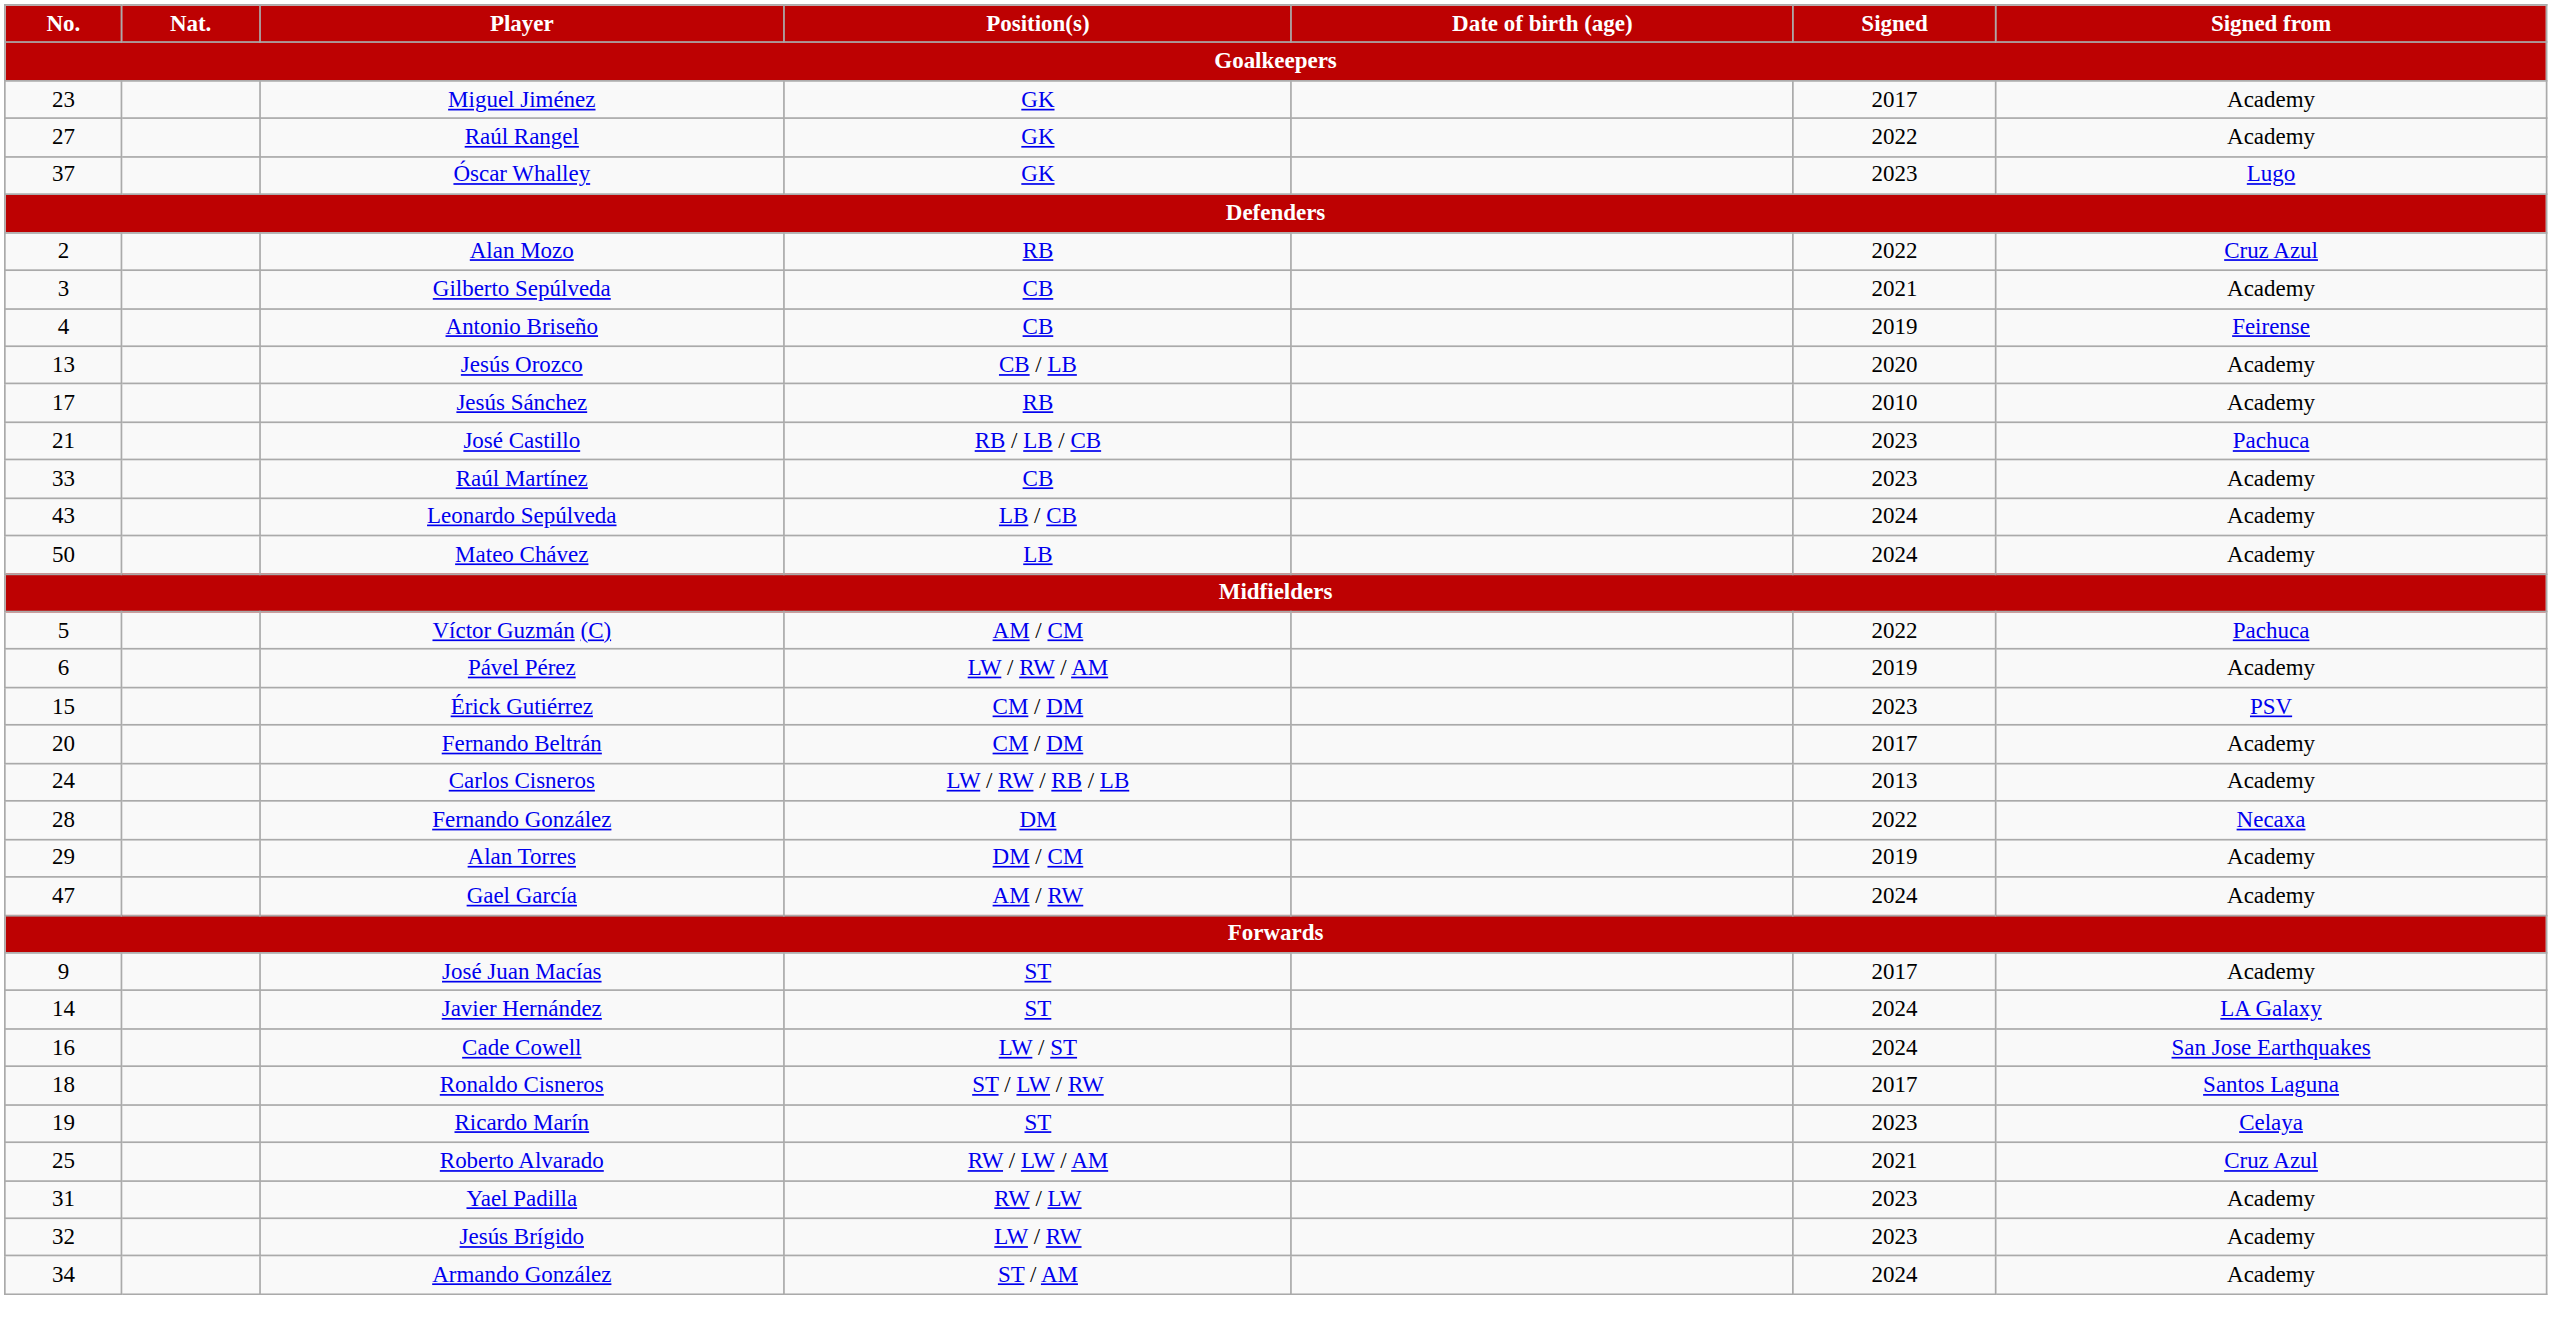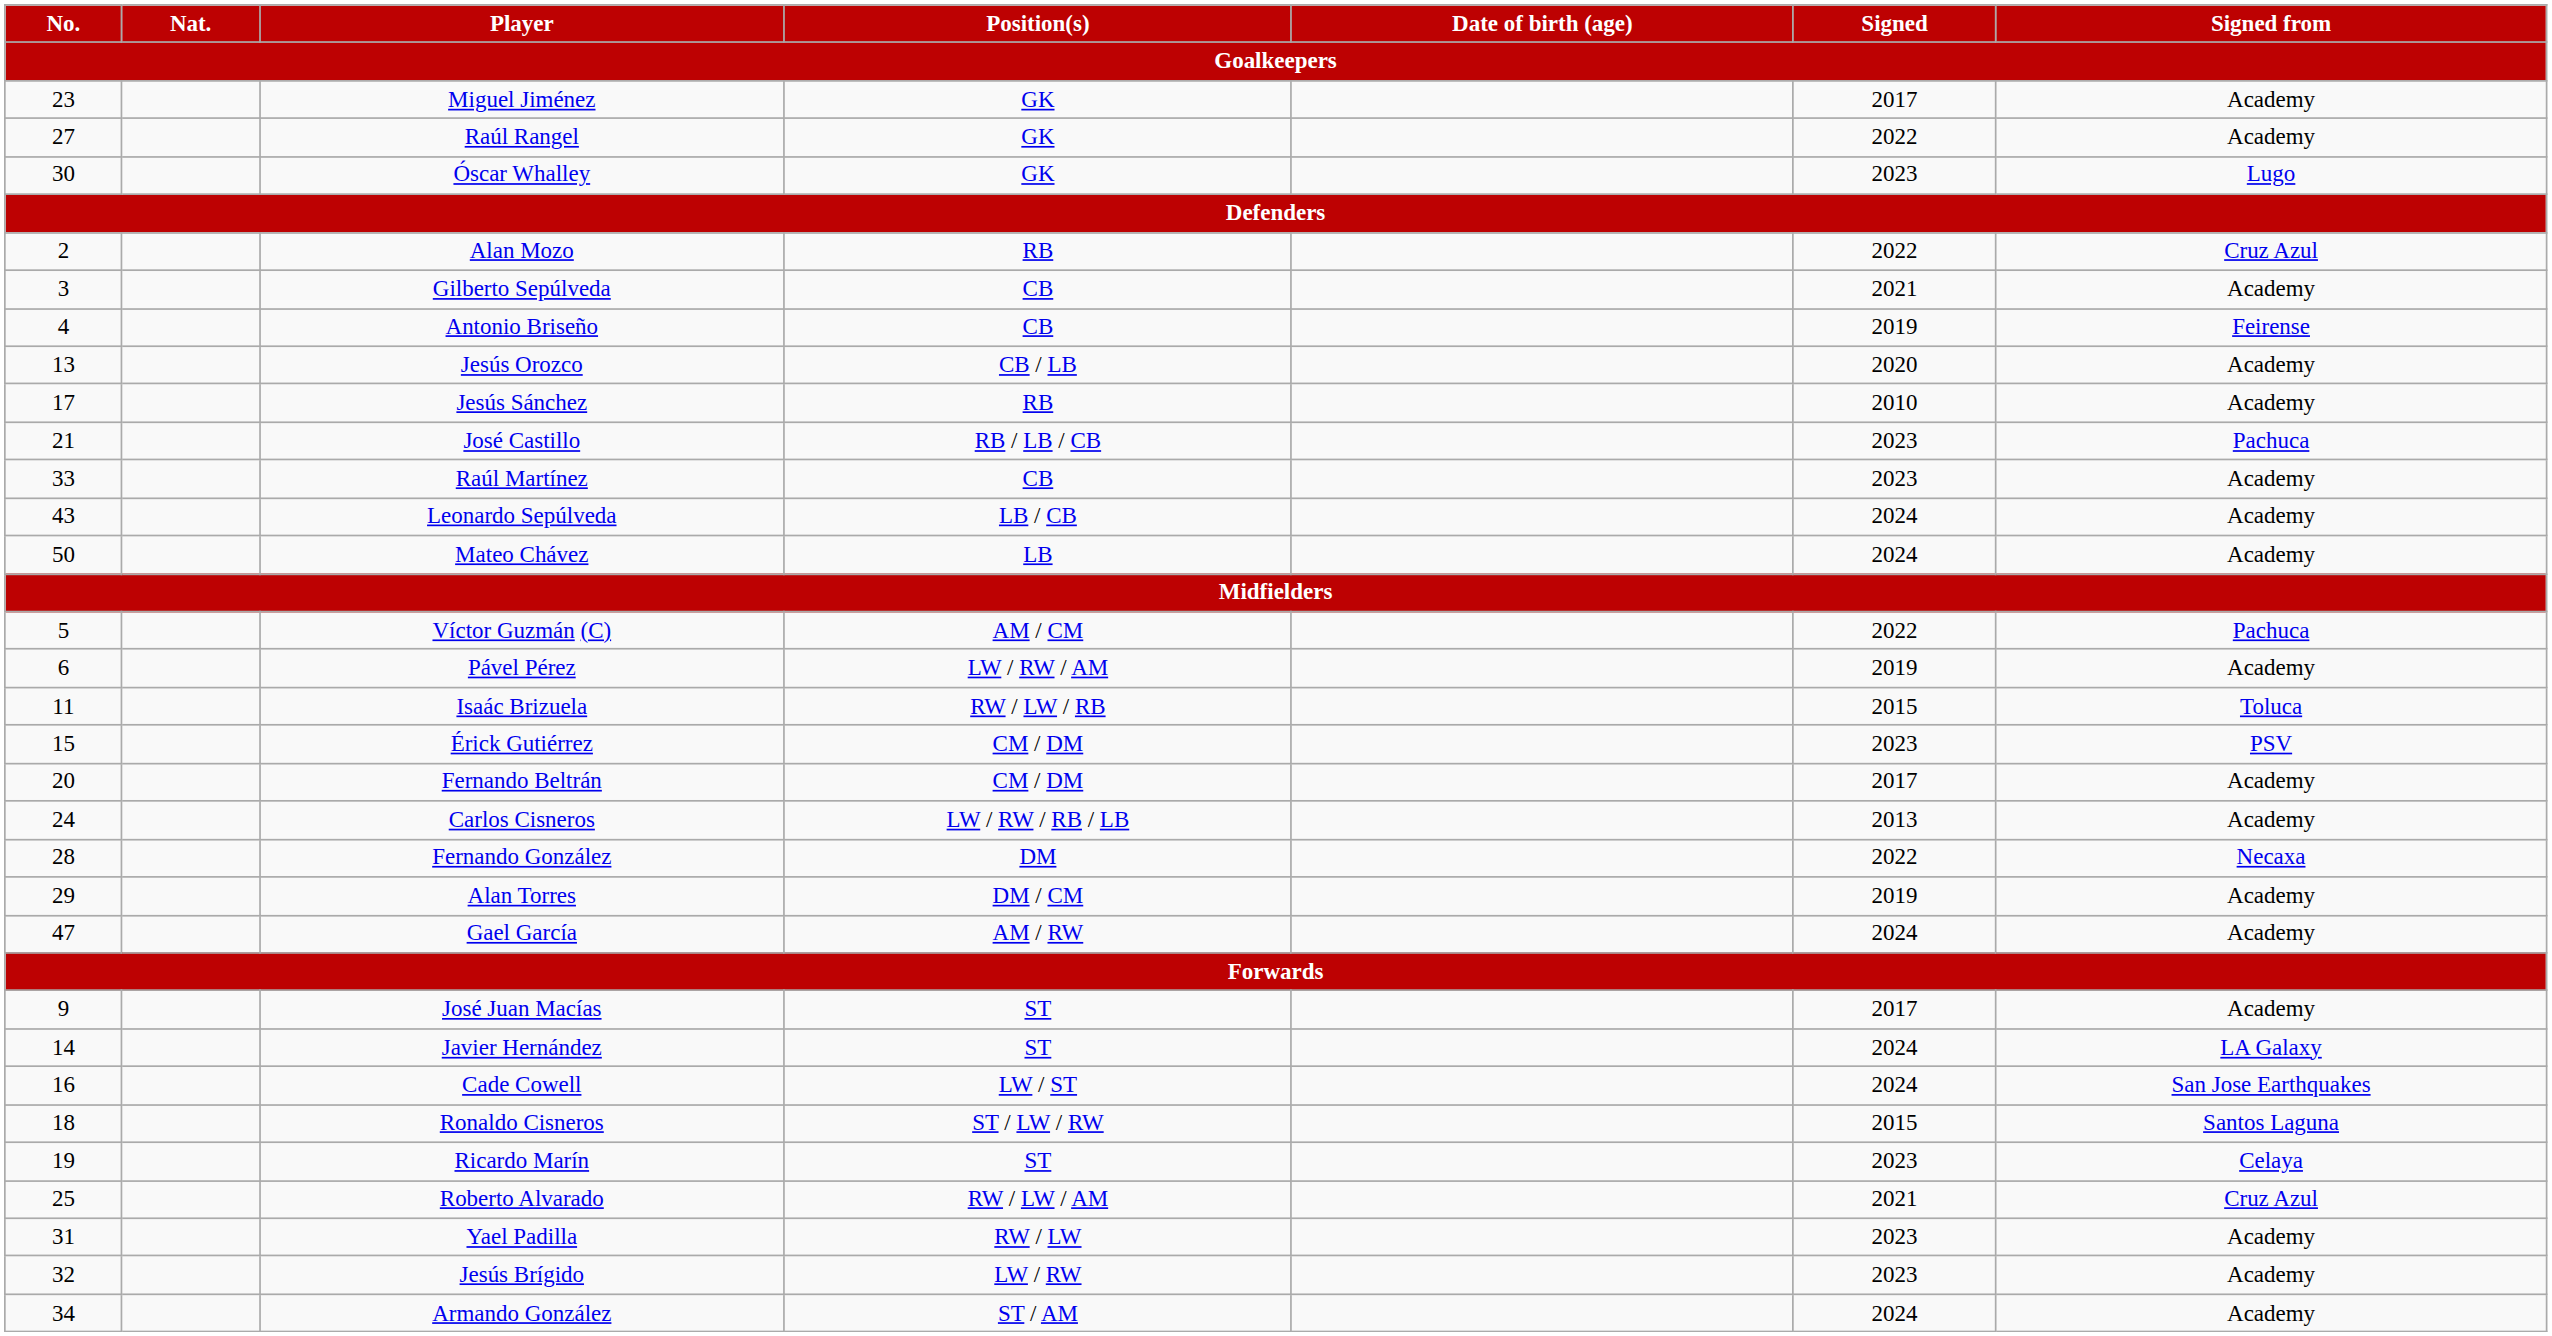(63, 174) 37 -> (63, 174) 30
+ row: (522, 705)
(1895, 1084) 2017 -> (1895, 1122) 2015
